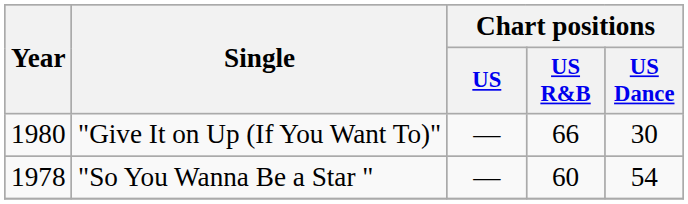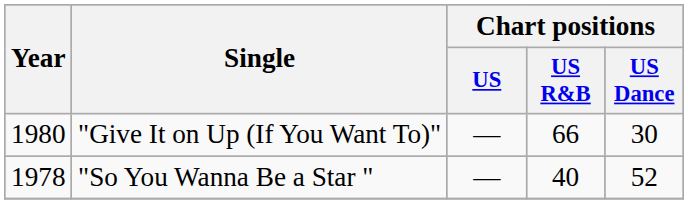(566, 177) 60 -> (566, 177) 40
(644, 177) 54 -> (644, 177) 52
